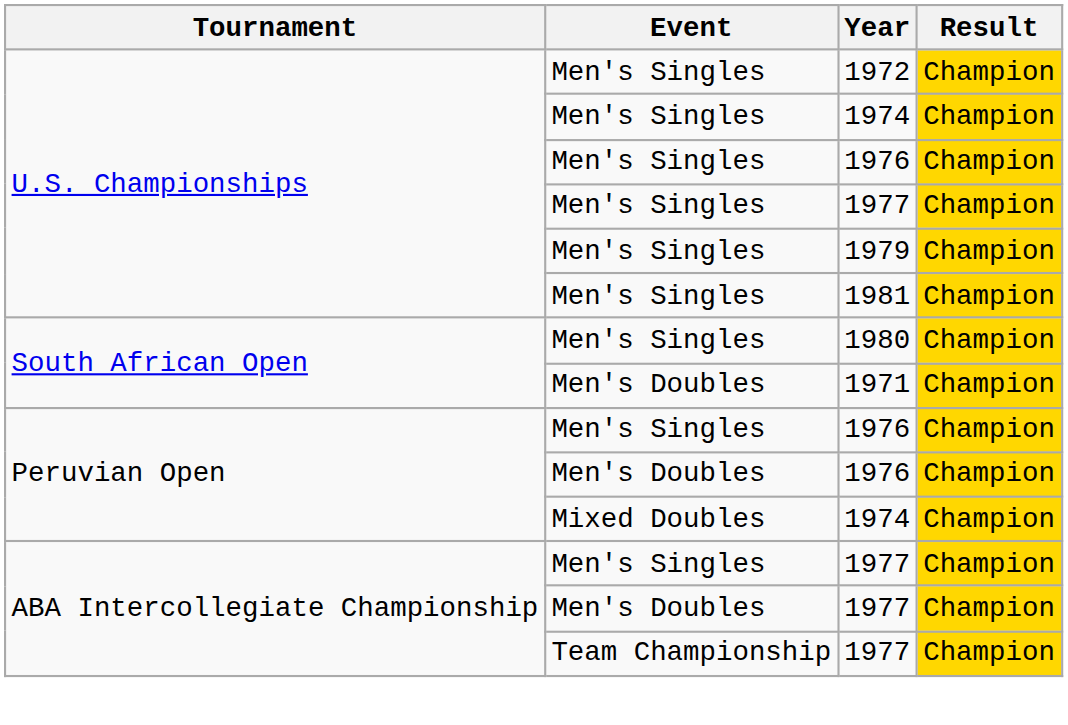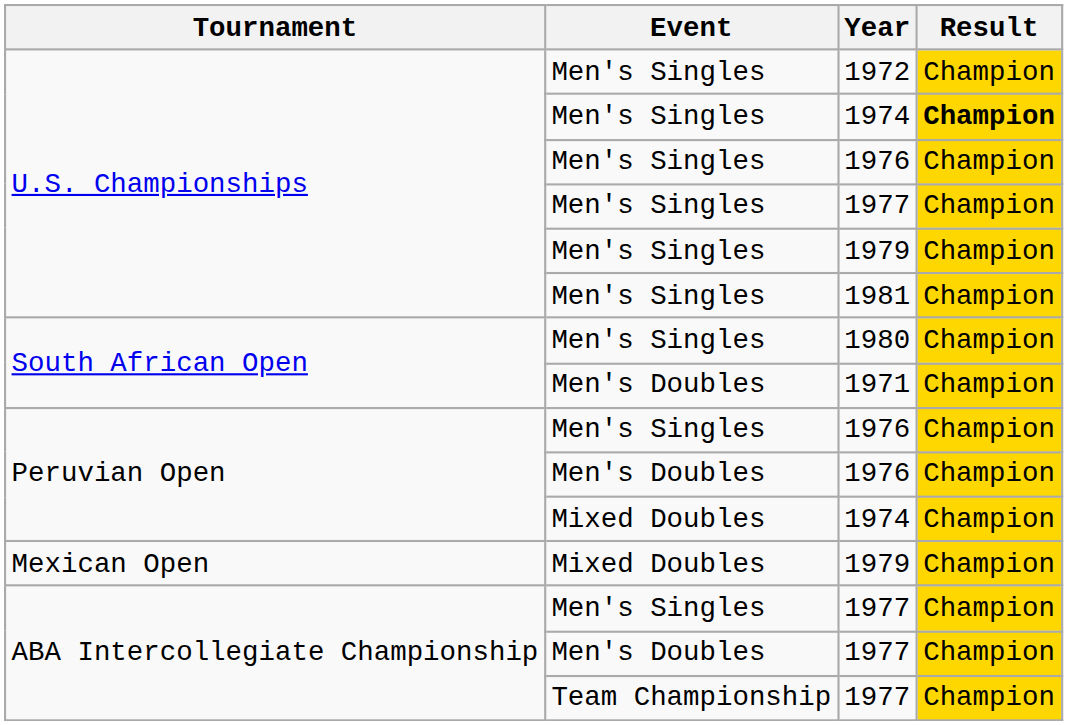(989, 117) normal -> (989, 117) bold
+ row: (658, 564)
